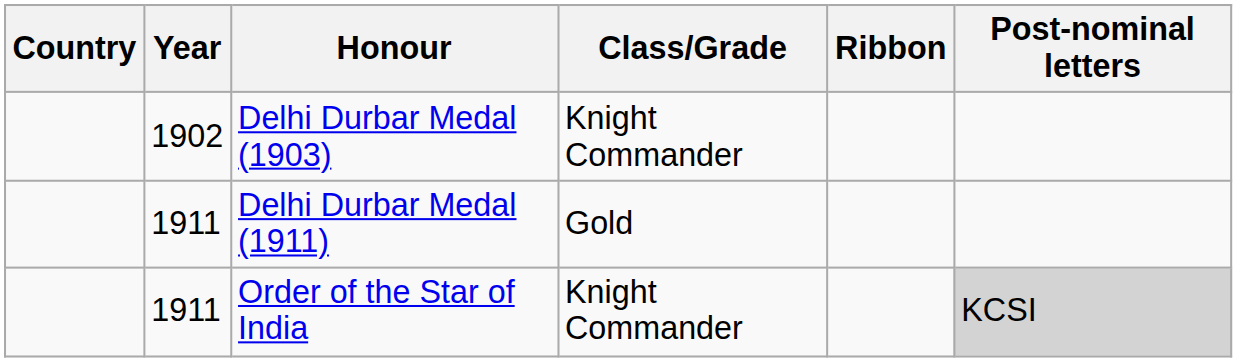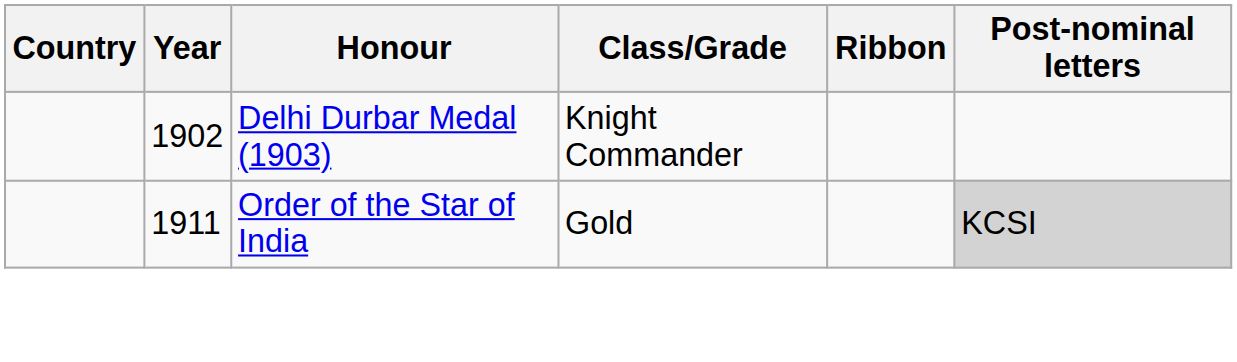- row: (377, 223)
(654, 311) Knight Commander -> (599, 223) Gold
